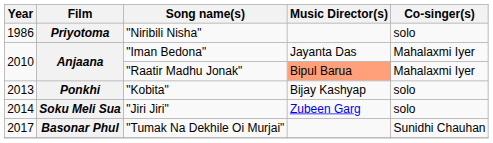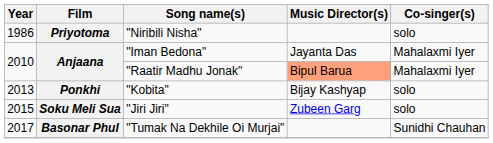(20, 109) 2014 -> (20, 109) 2015
